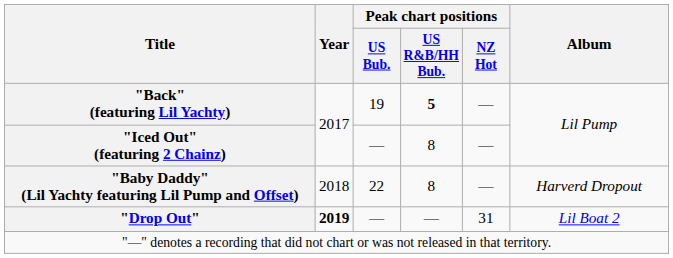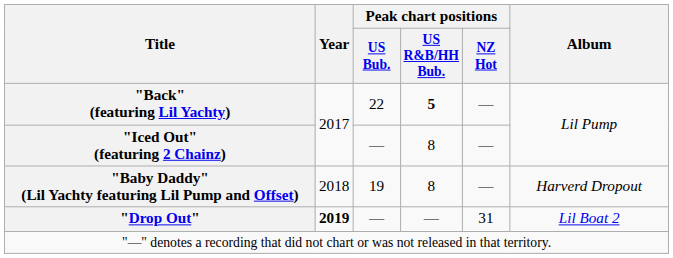(377, 104) 19 -> (377, 104) 22
(377, 186) 22 -> (377, 186) 19
